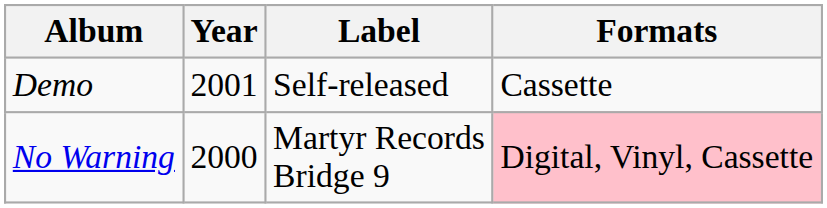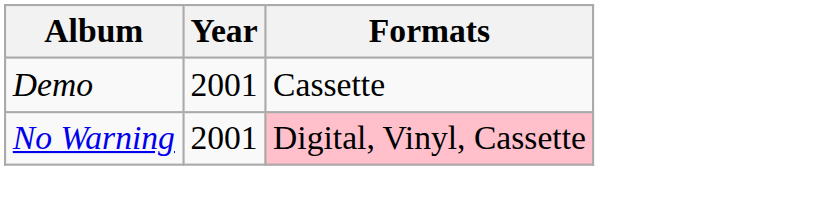- column: (379, 31)
(224, 156) 2000 -> (224, 137) 2001
